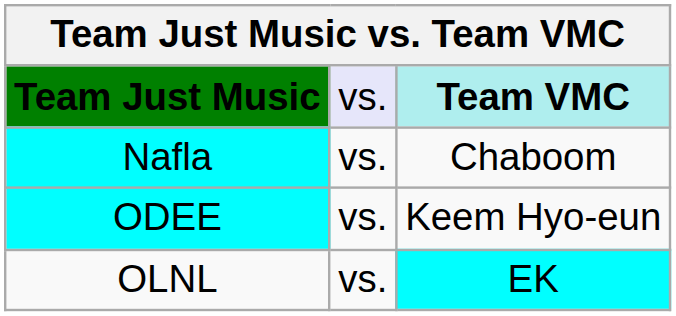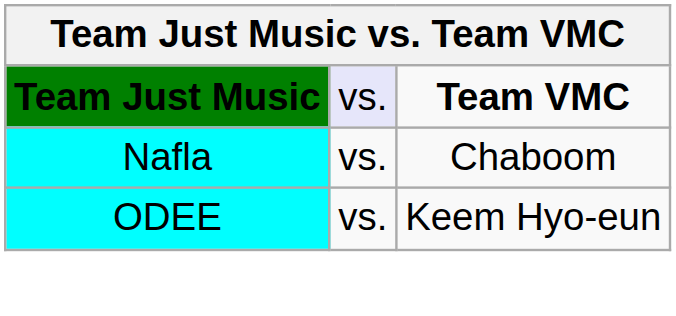(533, 95) paleturquoise background -> (533, 95) no background
- row: (167, 278)
